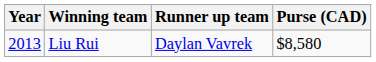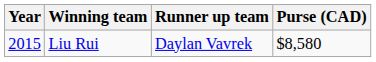(25, 43) 2013 -> (25, 43) 2015
